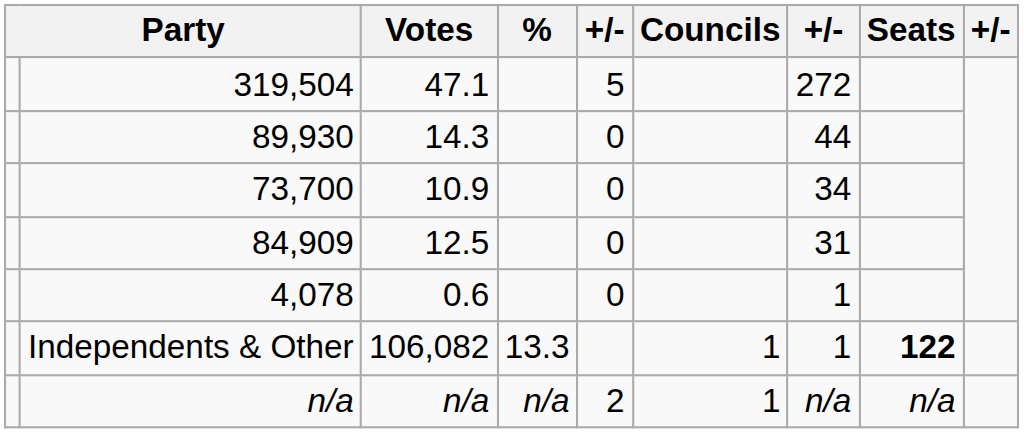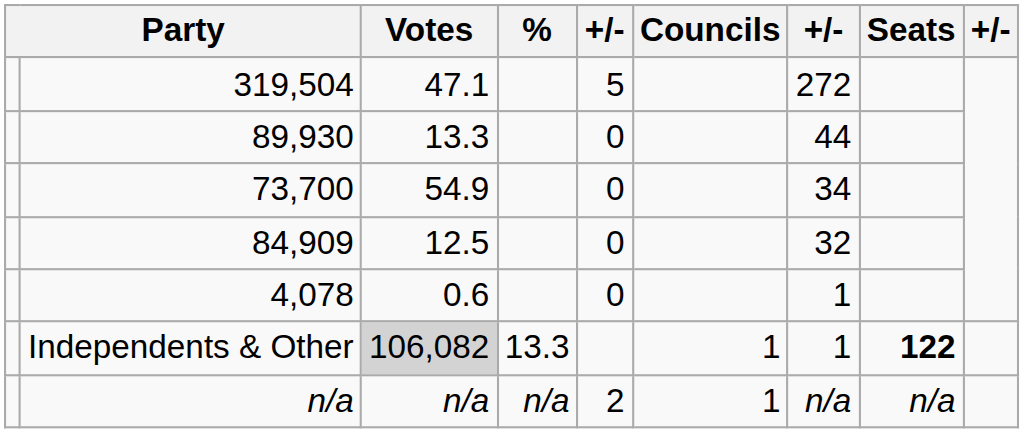(457, 136) 14.3 -> (457, 136) 13.3
(457, 189) 10.9 -> (457, 189) 54.9
(833, 242) 31 -> (833, 242) 32
(429, 347) no background -> (429, 347) lightgrey background
